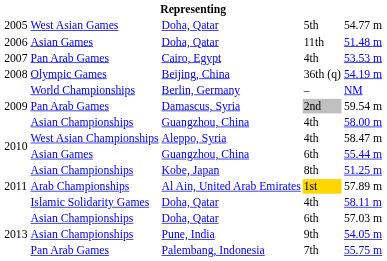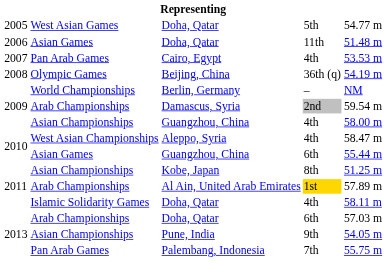(70, 106) Pan Arab Games -> (80, 106) Arab Championships
(82, 218) Asian Championships -> (80, 218) Arab Championships
